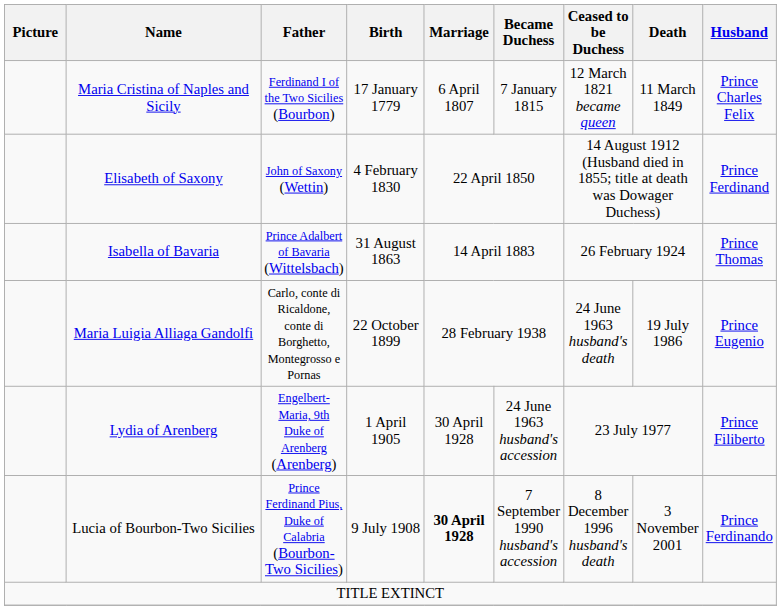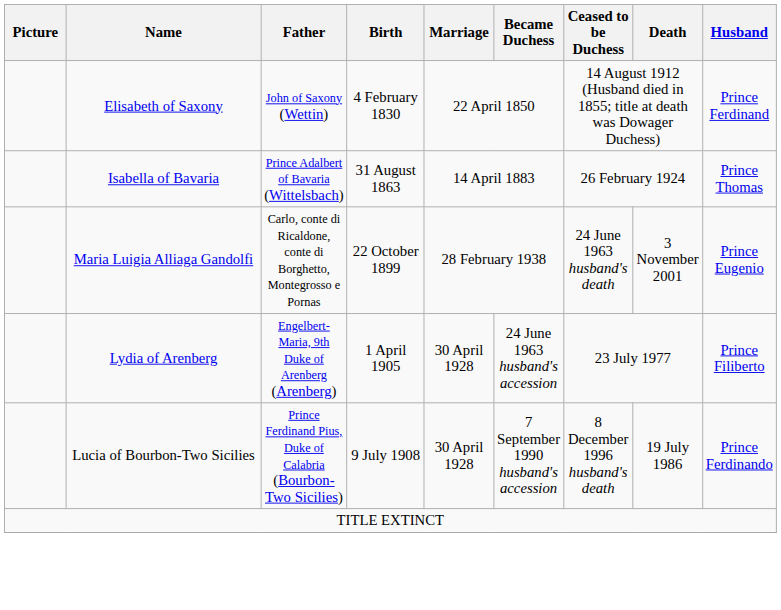- row: (163, 97)
(668, 333) 19 July 1986 -> (668, 260) 3 November 2001
(459, 528) bold -> (459, 455) normal
(668, 528) 3 November 2001 -> (668, 455) 19 July 1986
